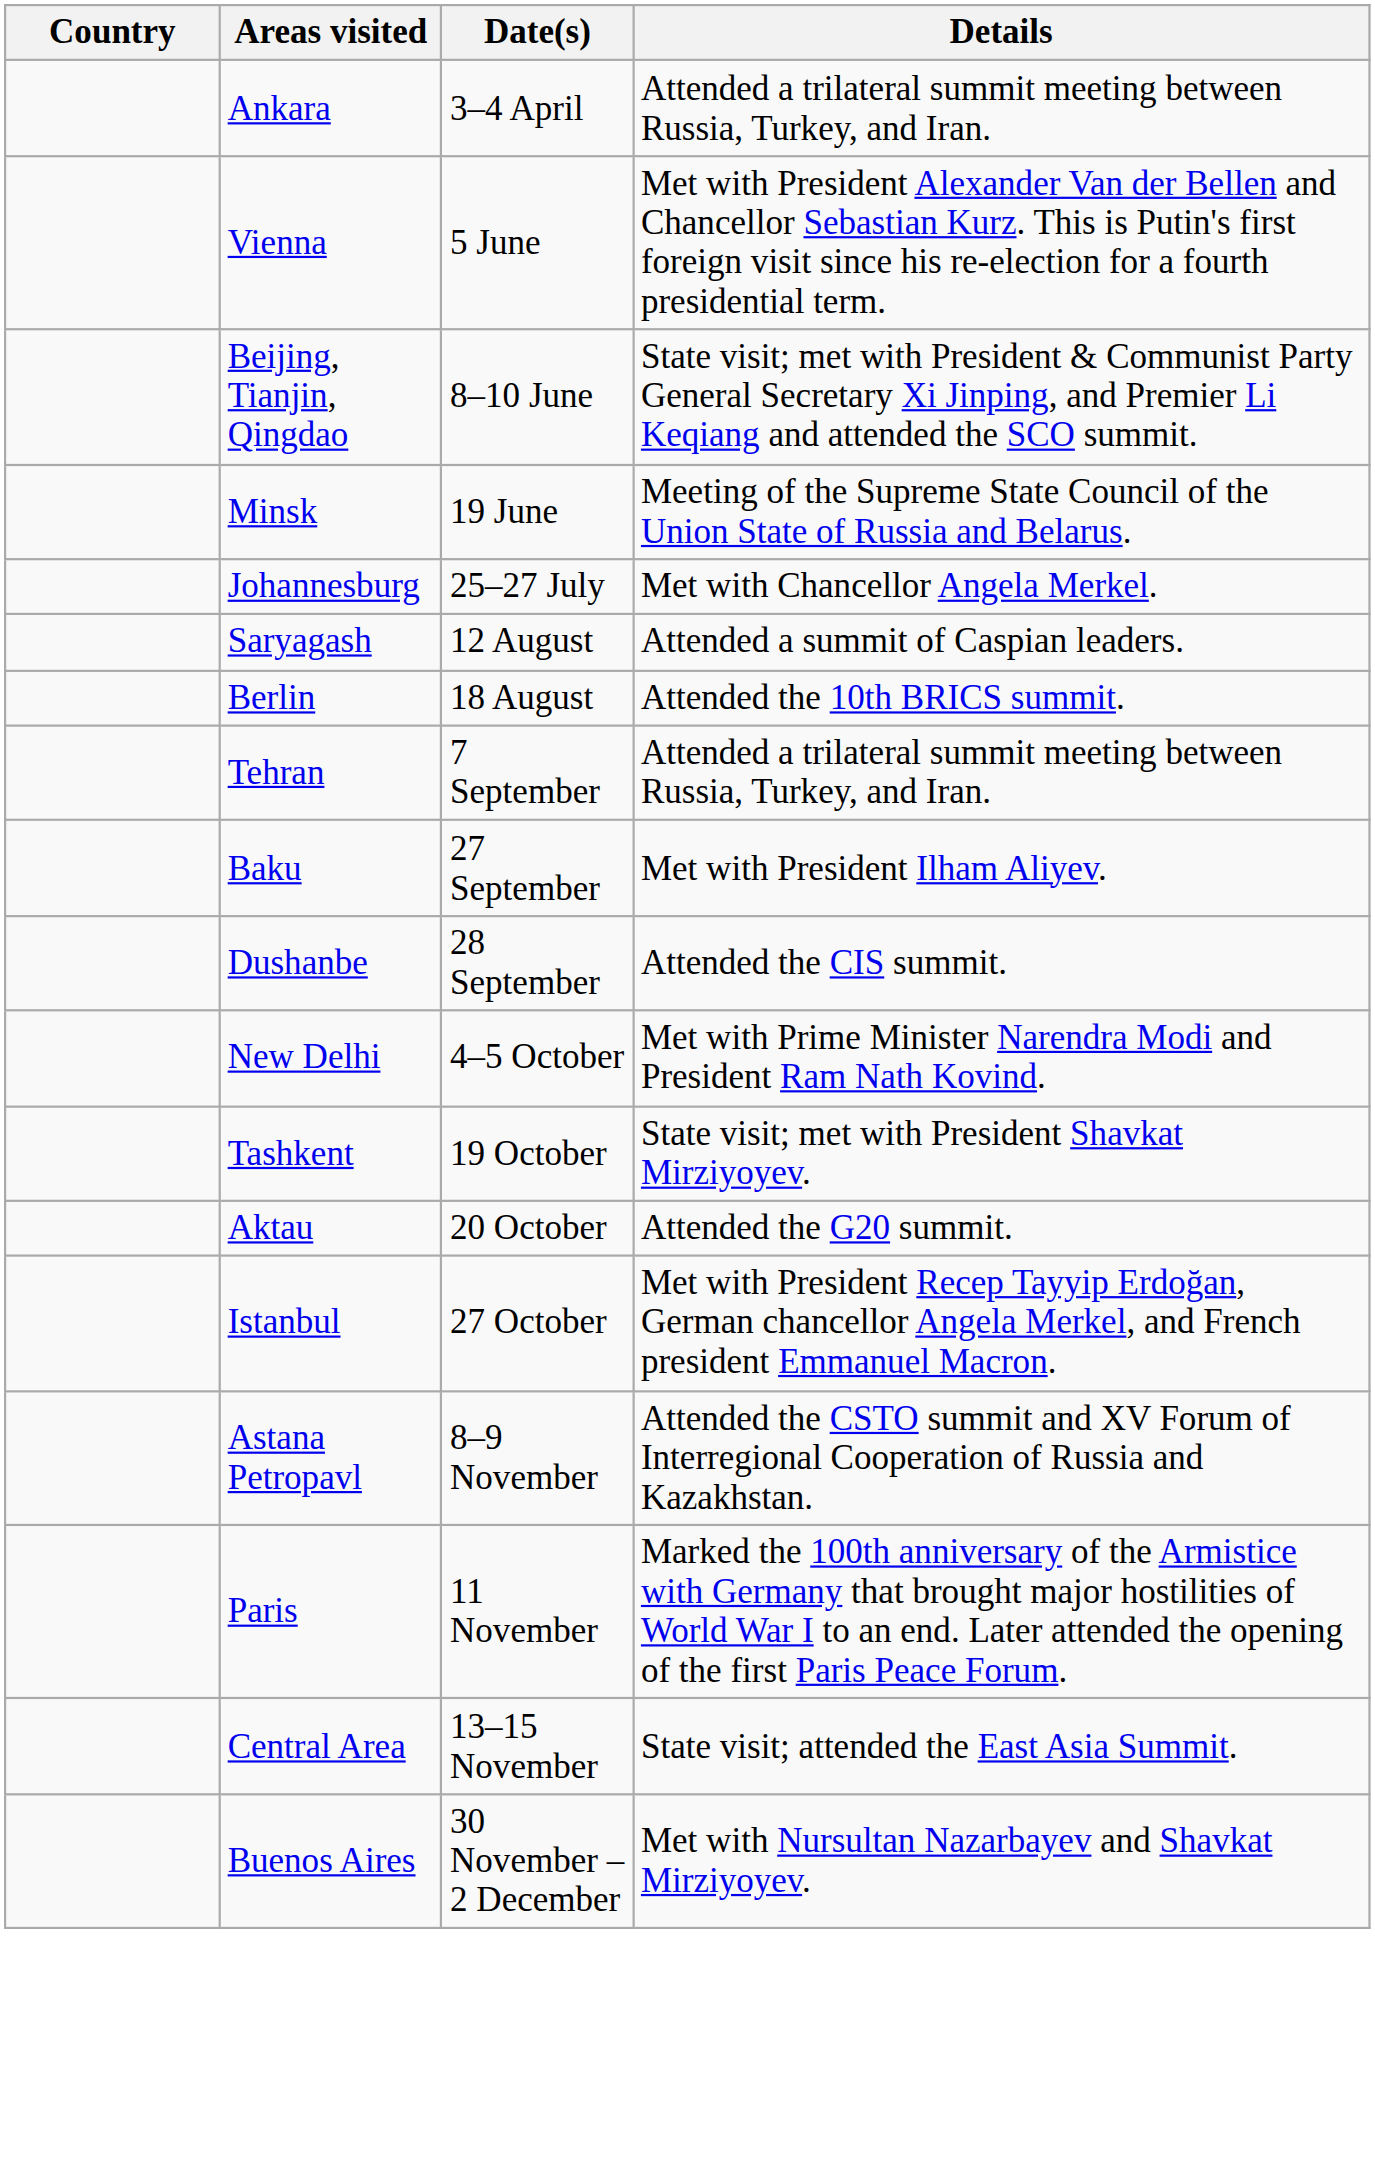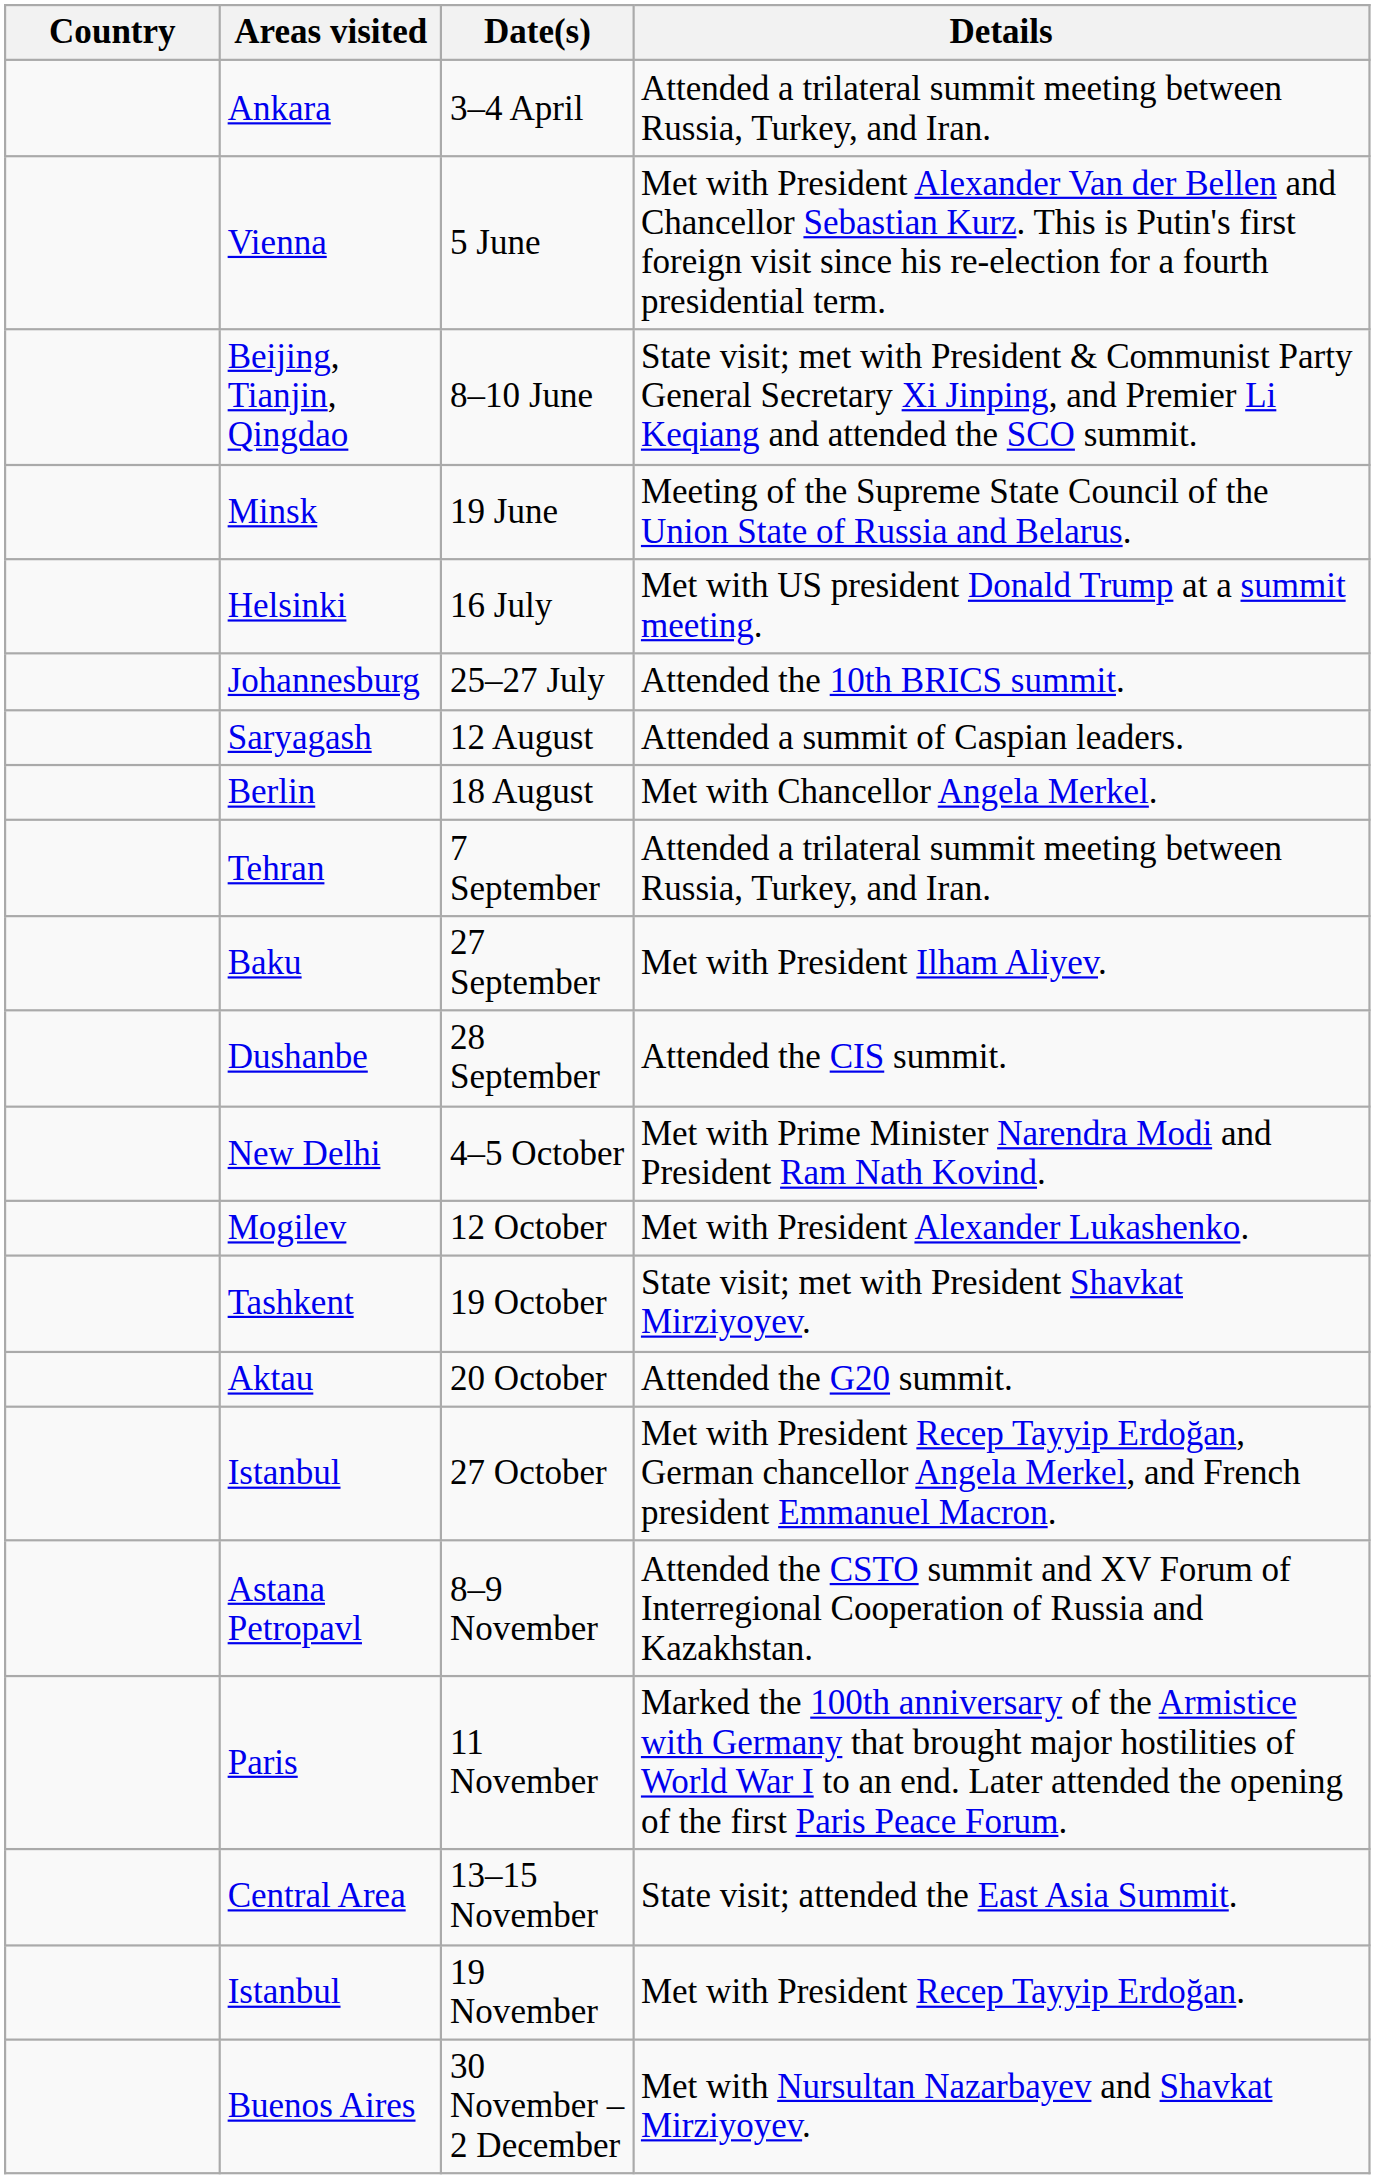+ row: (501, 605)
(899, 586) Met with Chancellor Angela Merkel. -> (883, 681) Attended the 10th BRICS summit.
(883, 697) Attended the 10th BRICS summit. -> (899, 792) Met with Chancellor Angela Merkel.
+ row: (528, 1227)
+ row: (524, 1991)
